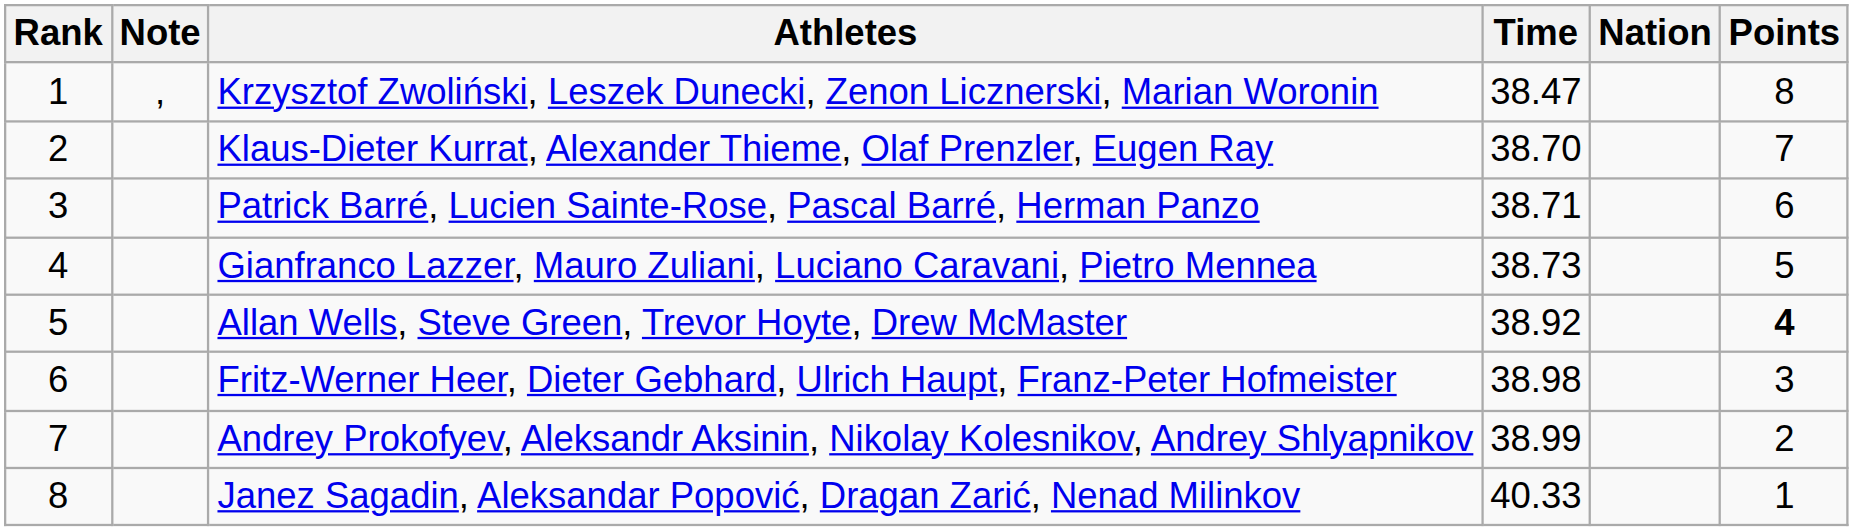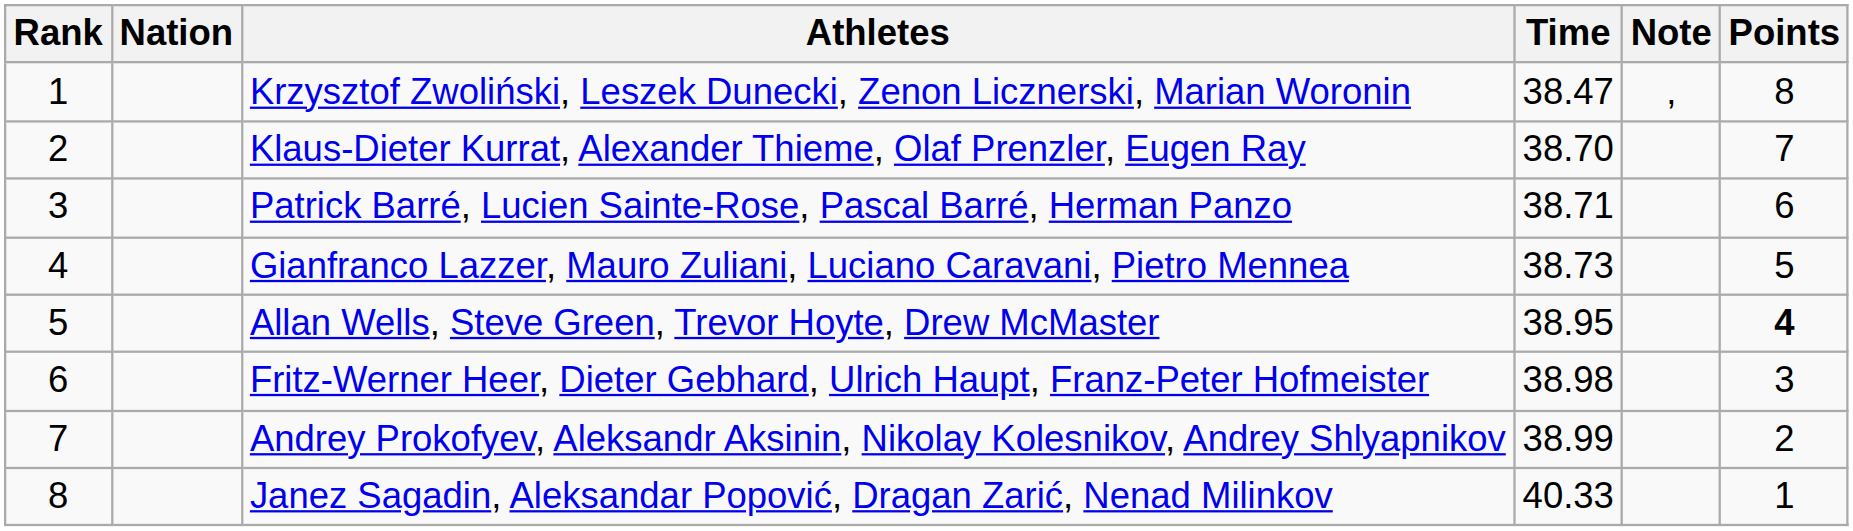columns swapped: (1655, 33) <-> (160, 33)
(1536, 322) 38.92 -> (1568, 322) 38.95
